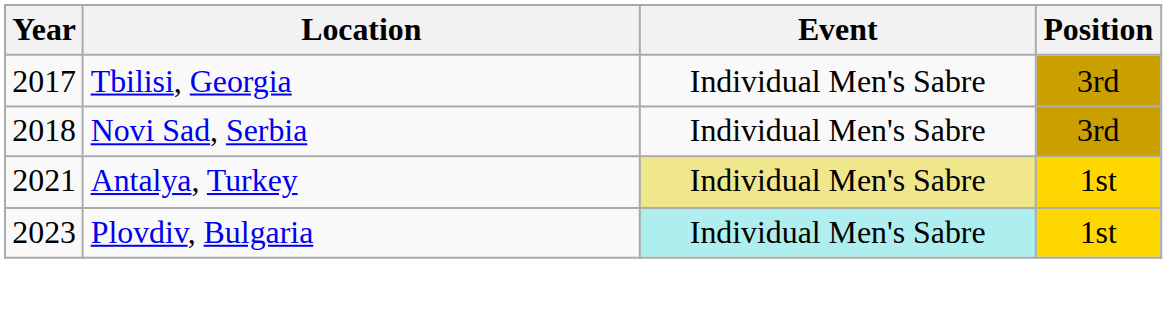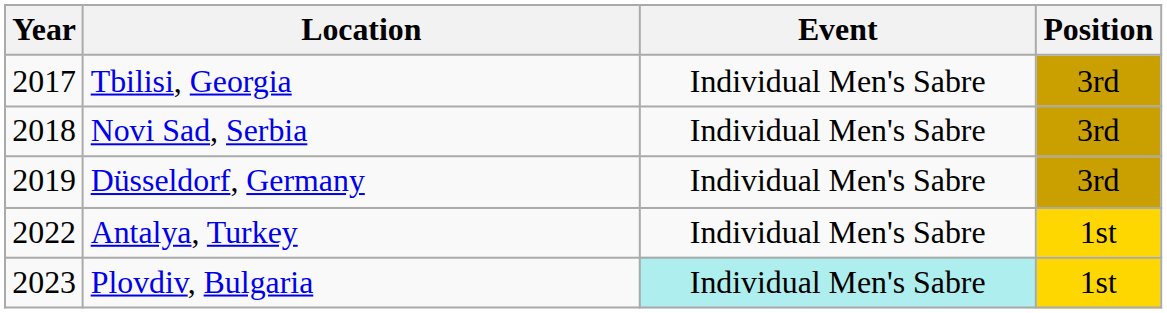+ row: (228, 181)
(44, 181) 2021 -> (44, 231) 2022
(838, 181) khaki background -> (838, 231) no background
